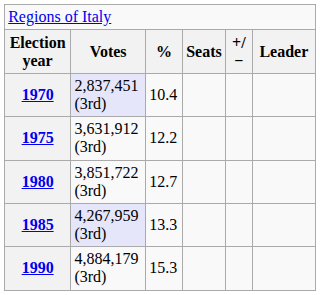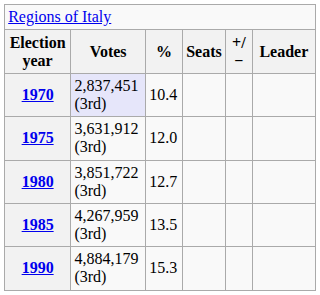(163, 138) 12.2 -> (163, 138) 12.0
(106, 225) lavender background -> (106, 225) no background
(163, 225) 13.3 -> (163, 225) 13.5
